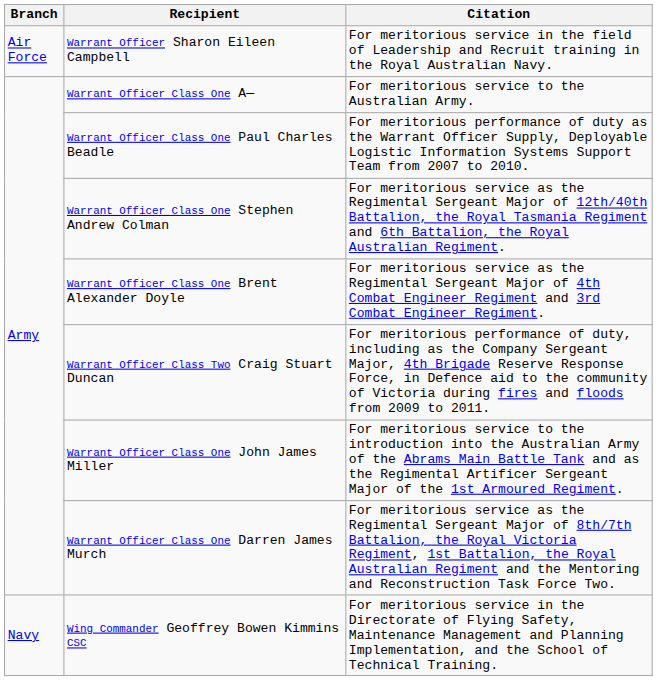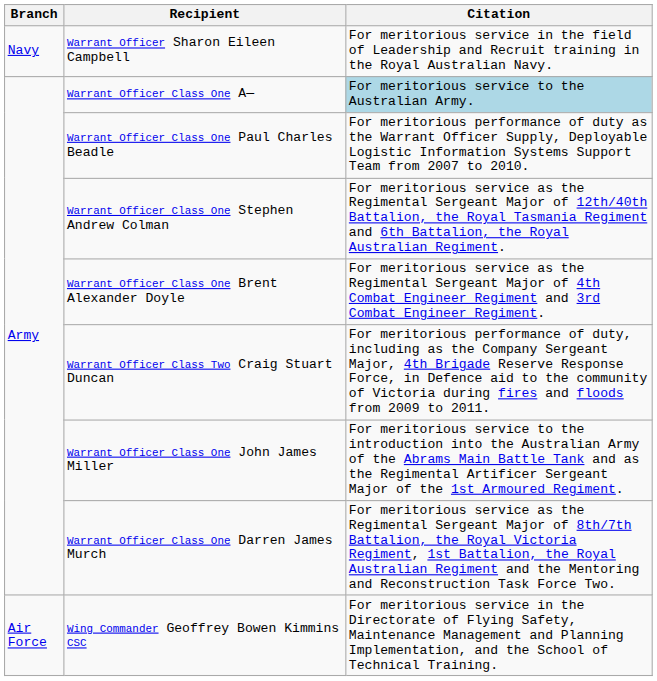(27, 51) Air Force -> (23, 51) Navy
(467, 95) no background -> (467, 95) lightblue background
(23, 636) Navy -> (27, 636) Air Force
